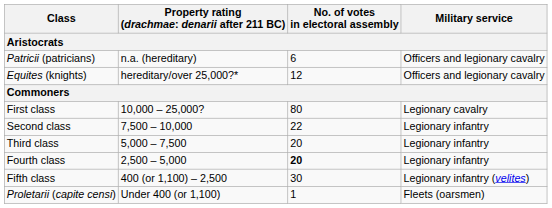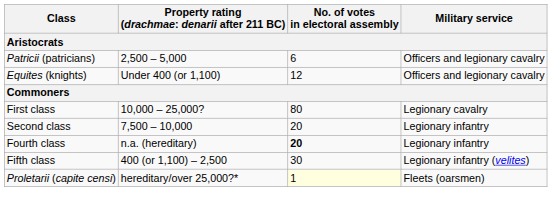(159, 59) n.a. (hereditary) -> (154, 59) 2,500 – 5,000
(179, 76) hereditary/over 25,000?* -> (171, 76) Under 400 (or 1,100)
(296, 127) 22 -> (296, 127) 20
- row: (33, 144)
(154, 161) 2,500 – 5,000 -> (159, 144) n.a. (hereditary)
(171, 195) Under 400 (or 1,100) -> (179, 178) hereditary/over 25,000?*
(293, 195) no background -> (293, 178) lightyellow background
